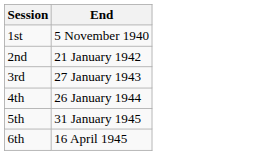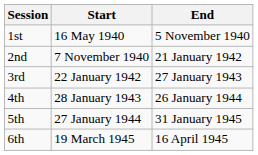+ column: (102, 14)
